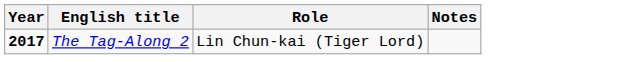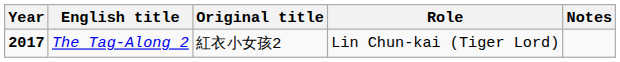+ column: (260, 17)
